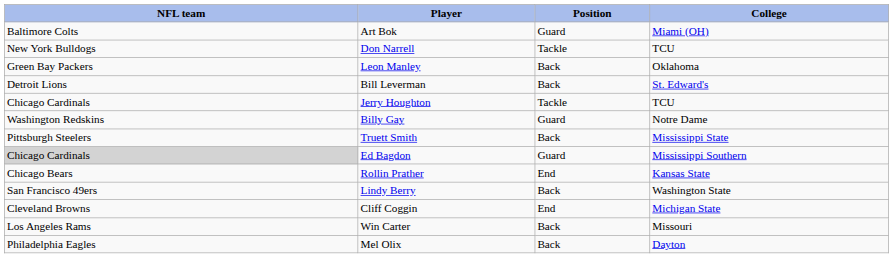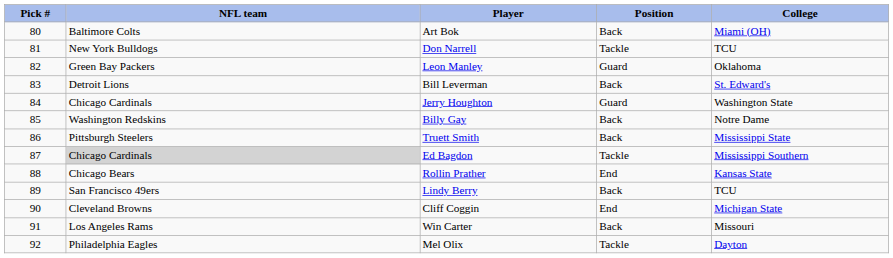+ column: (35, 13)
(551, 31) Guard -> (611, 31) Back
(549, 66) Back -> (613, 66) Guard
(552, 102) Tackle -> (613, 102) Guard
(664, 102) TCU -> (753, 102) Washington State
(551, 119) Guard -> (611, 119) Back
(551, 155) Guard -> (614, 155) Tackle
(692, 191) Washington State -> (725, 191) TCU
(549, 244) Back -> (614, 244) Tackle
